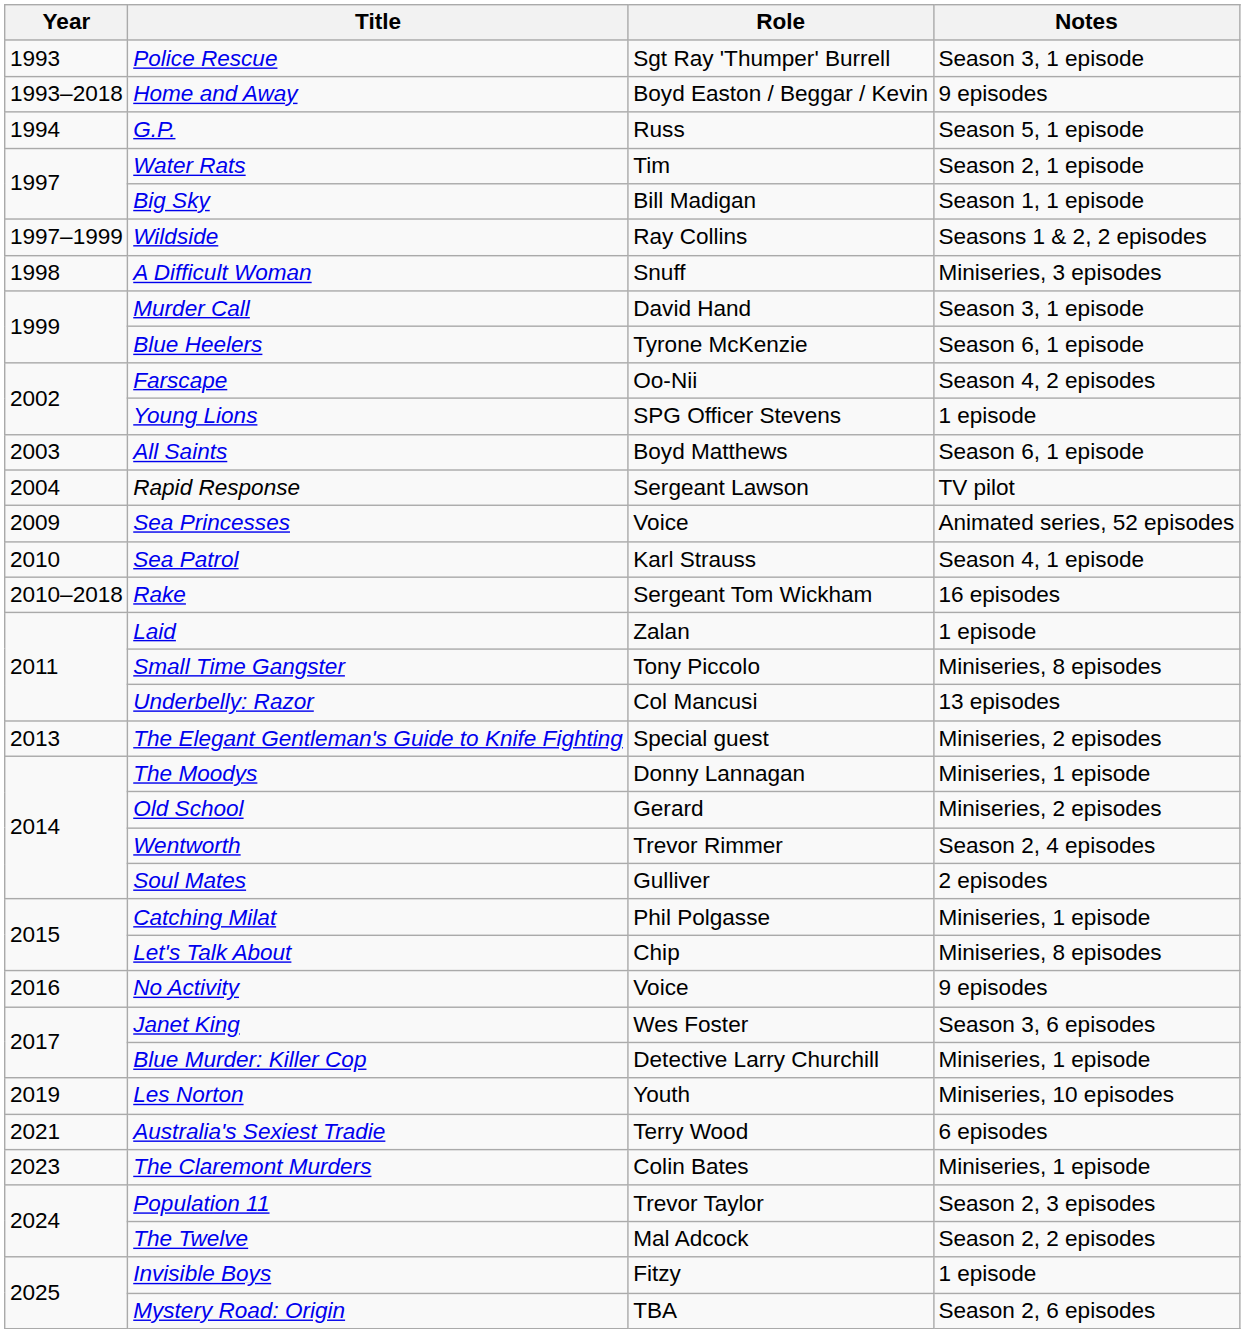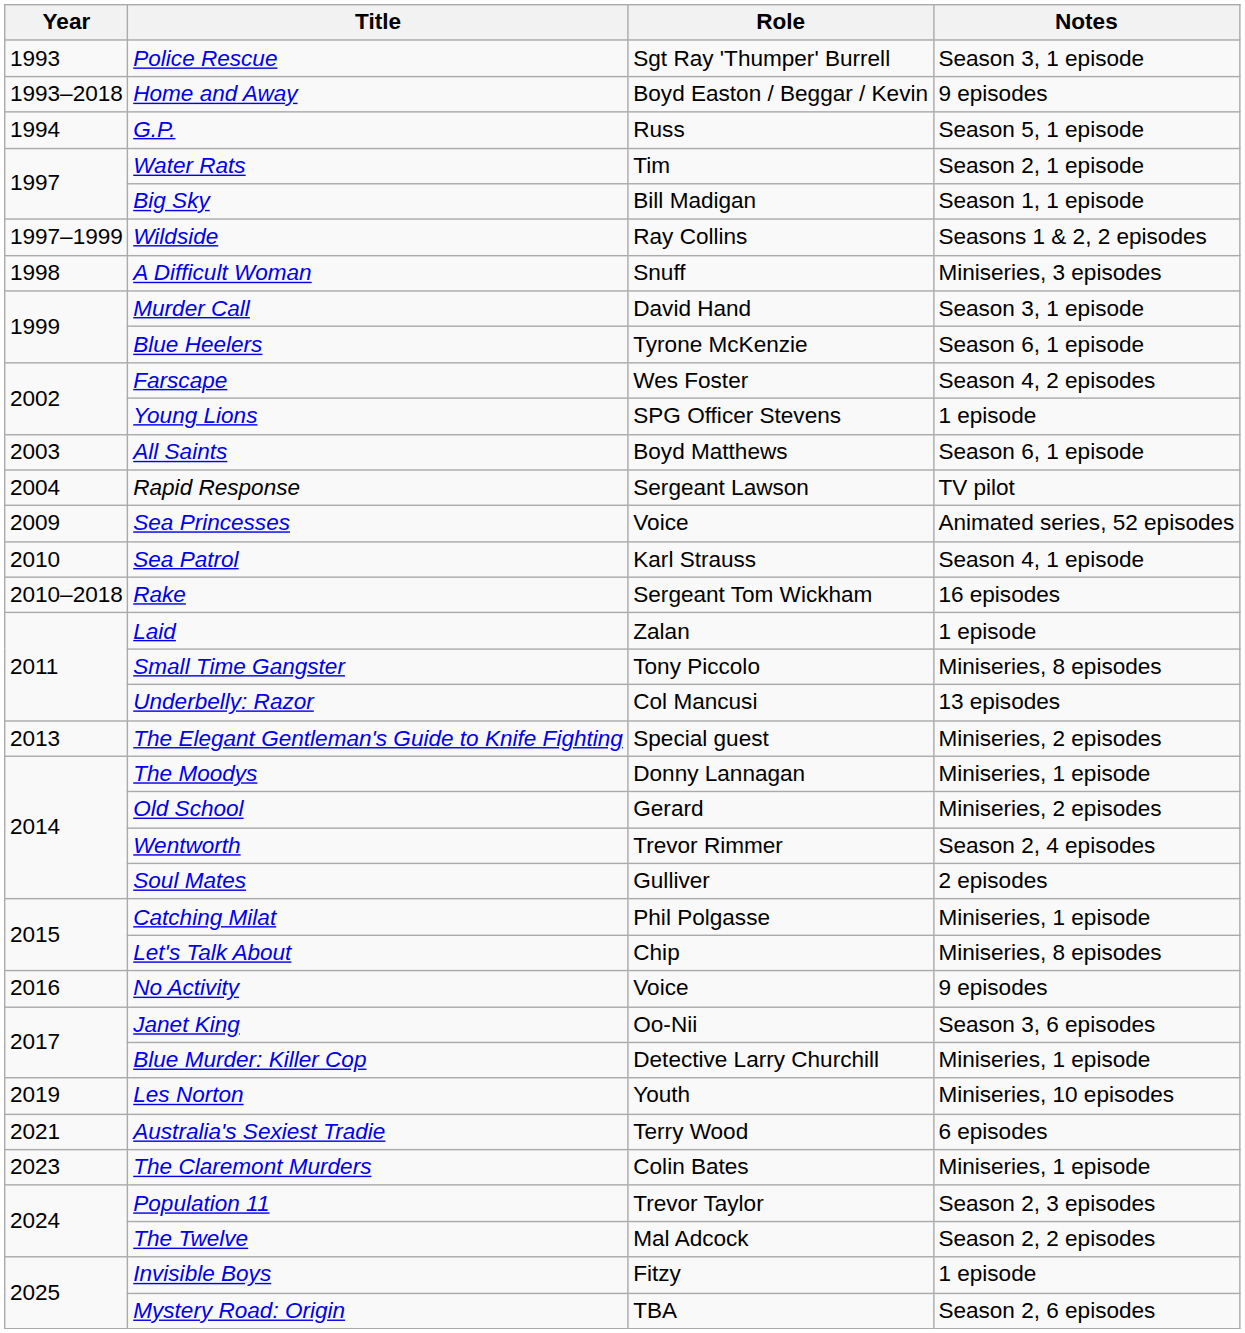(665, 380) Oo-Nii -> (691, 380) Wes Foster
(691, 1024) Wes Foster -> (665, 1024) Oo-Nii
